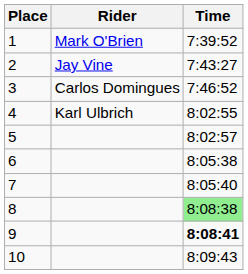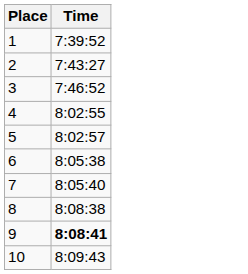- column: (117, 16)
(212, 209) lightgreen background -> (80, 209) no background
